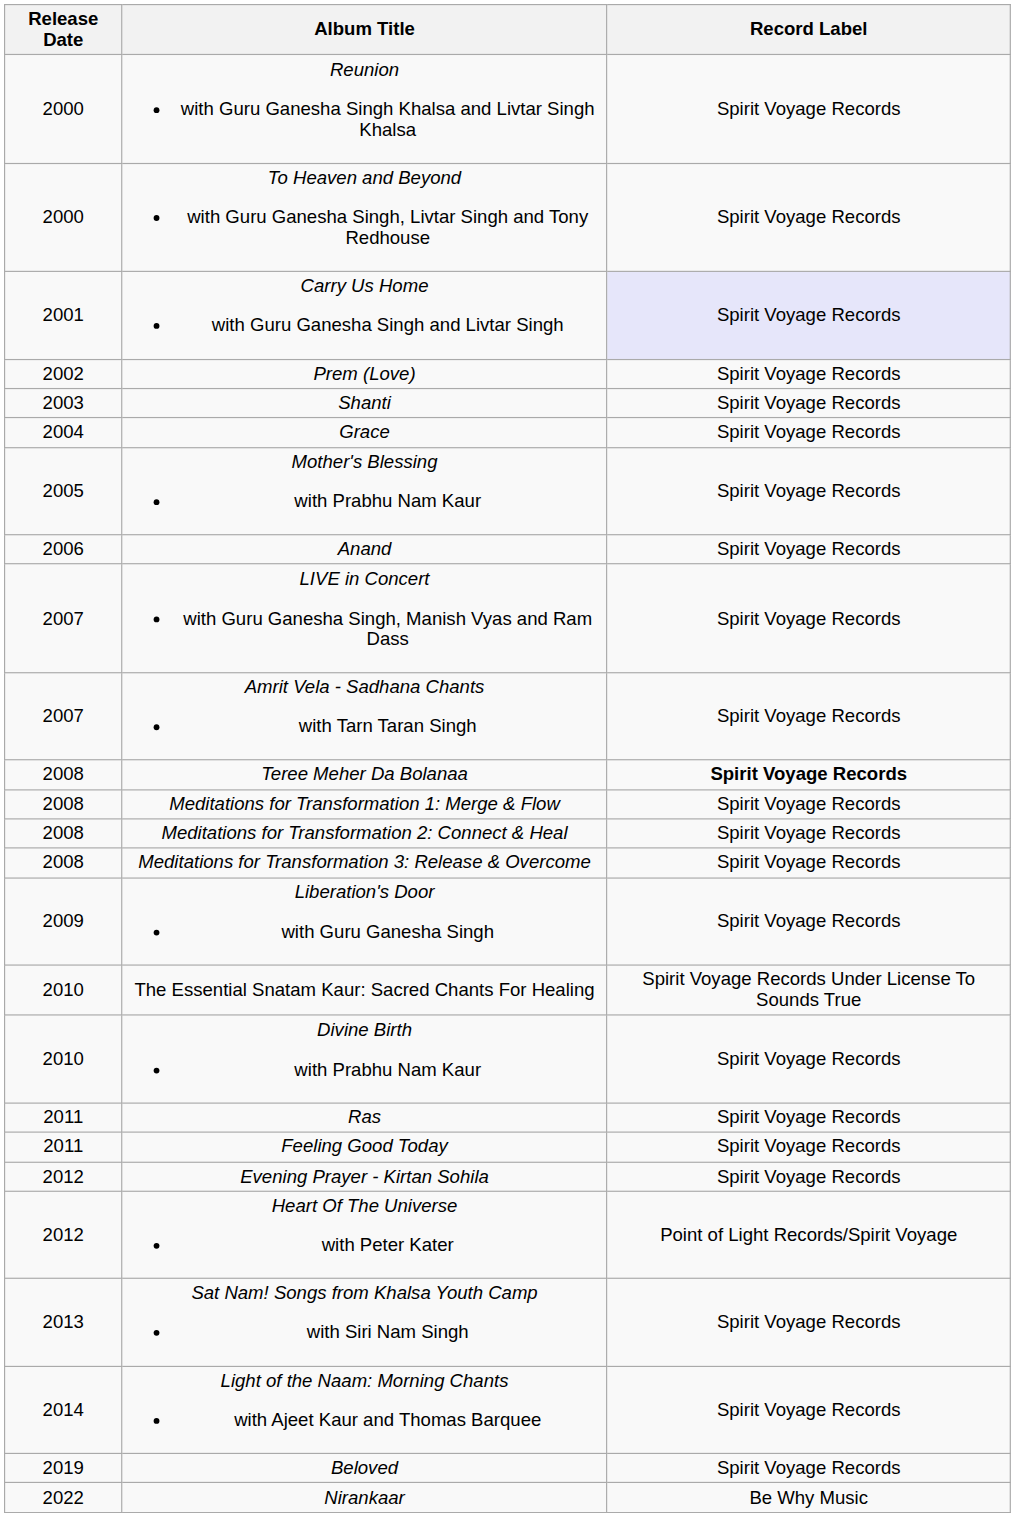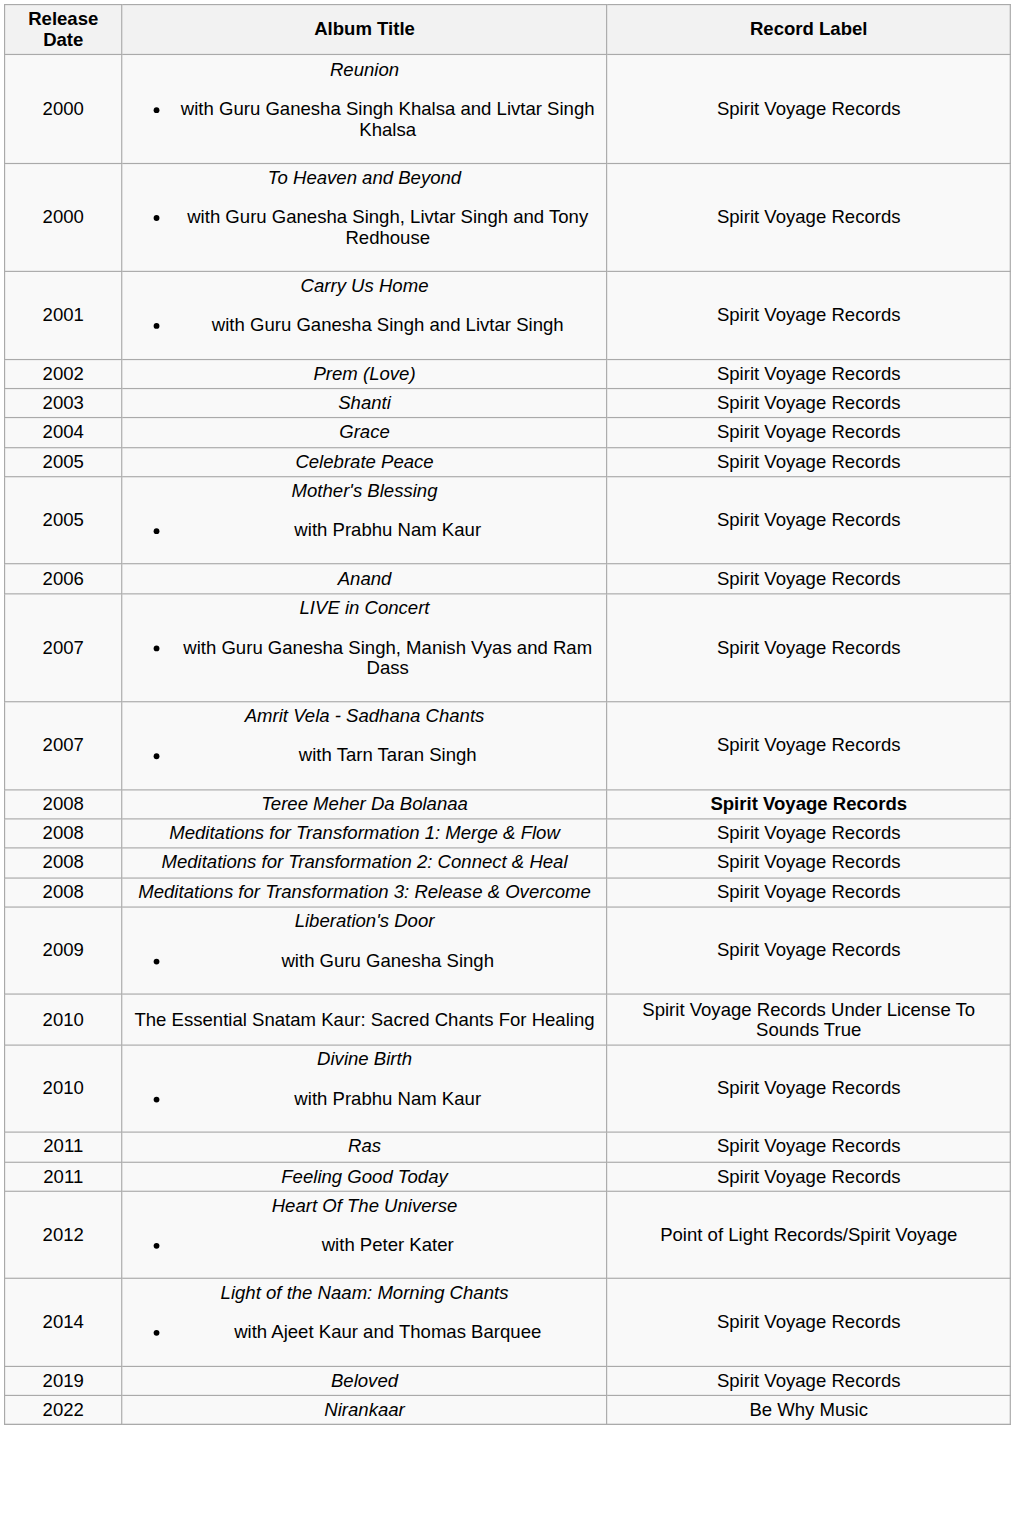(809, 315) lavender background -> (809, 315) no background
+ row: (365, 461)
- row: (365, 1176)
- row: (365, 1313)
